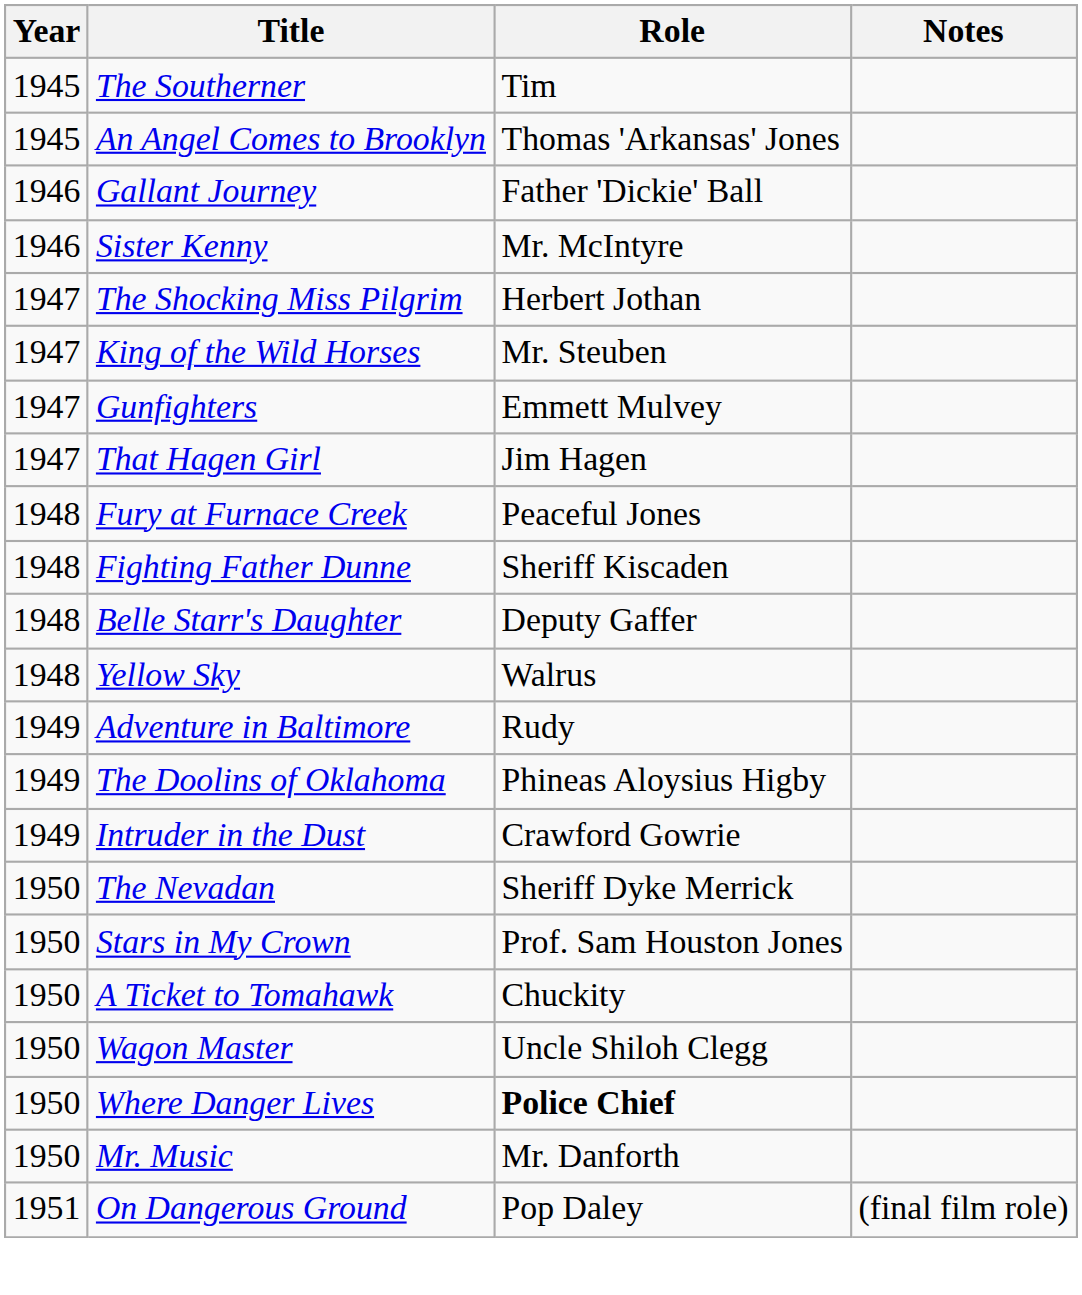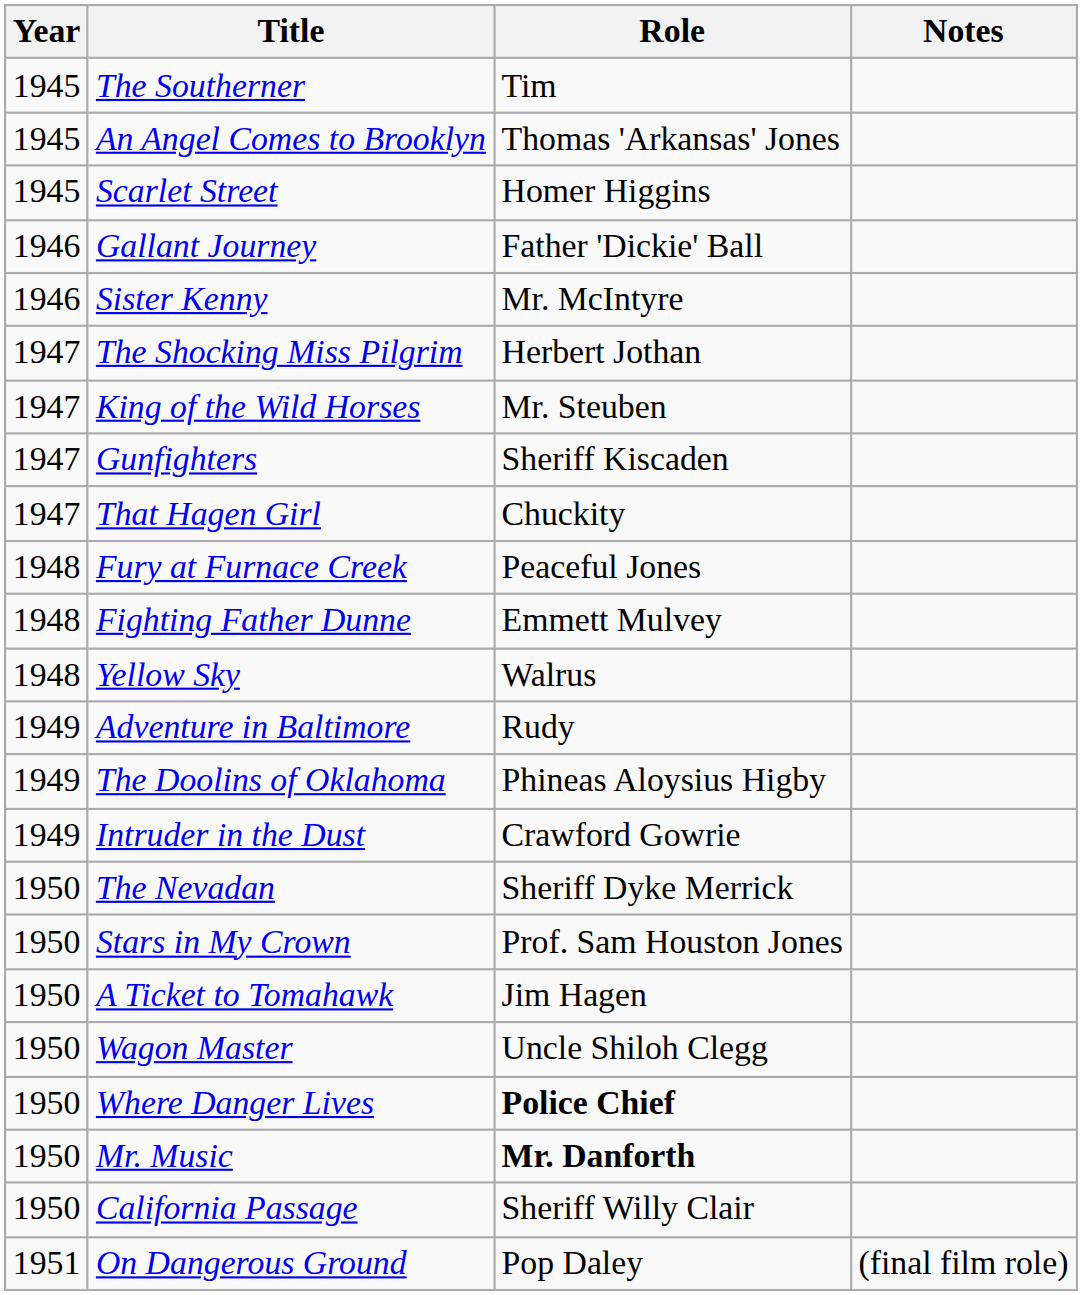+ row: (187, 191)
(612, 406) Emmett Mulvey -> (615, 459) Sheriff Kiscaden
(574, 459) Jim Hagen -> (563, 513) Chuckity
(615, 566) Sheriff Kiscaden -> (612, 620) Emmett Mulvey
- row: (249, 620)
(563, 995) Chuckity -> (574, 995) Jim Hagen
(591, 1155) normal -> (598, 1155) bold
+ row: (227, 1209)
